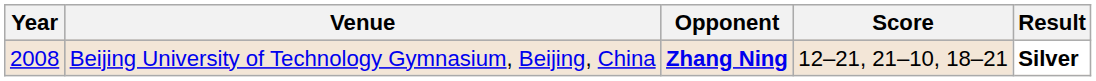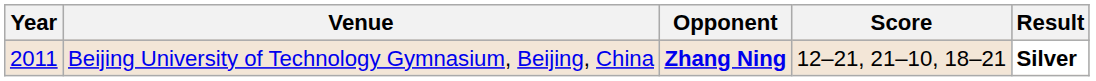(35, 58) 2008 -> (34, 58) 2011
